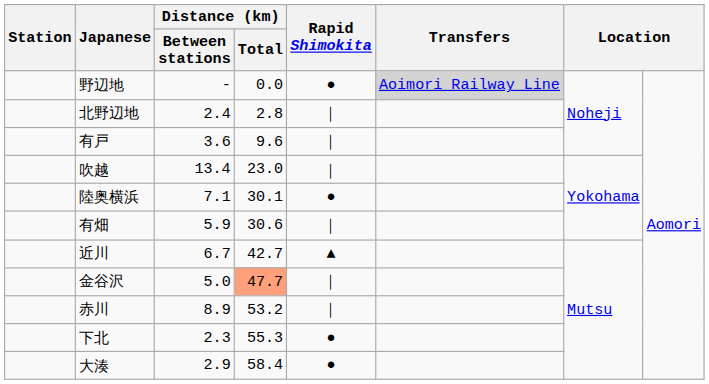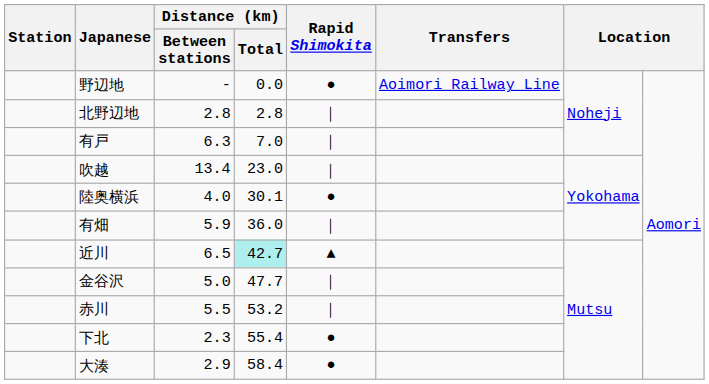(469, 85) lightgrey background -> (469, 85) no background
(217, 113) 2.4 -> (217, 113) 2.8
(217, 141) 3.6 -> (217, 141) 6.3
(270, 141) 9.6 -> (270, 141) 7.0
(217, 197) 7.1 -> (217, 197) 4.0
(265, 225) 30.6 -> (265, 225) 36.0
(217, 254) 6.7 -> (217, 254) 6.5
(265, 254) no background -> (265, 254) paleturquoise background
(265, 282) lightsalmon background -> (265, 282) no background
(217, 310) 8.9 -> (217, 310) 5.5
(265, 338) 55.3 -> (265, 338) 55.4
